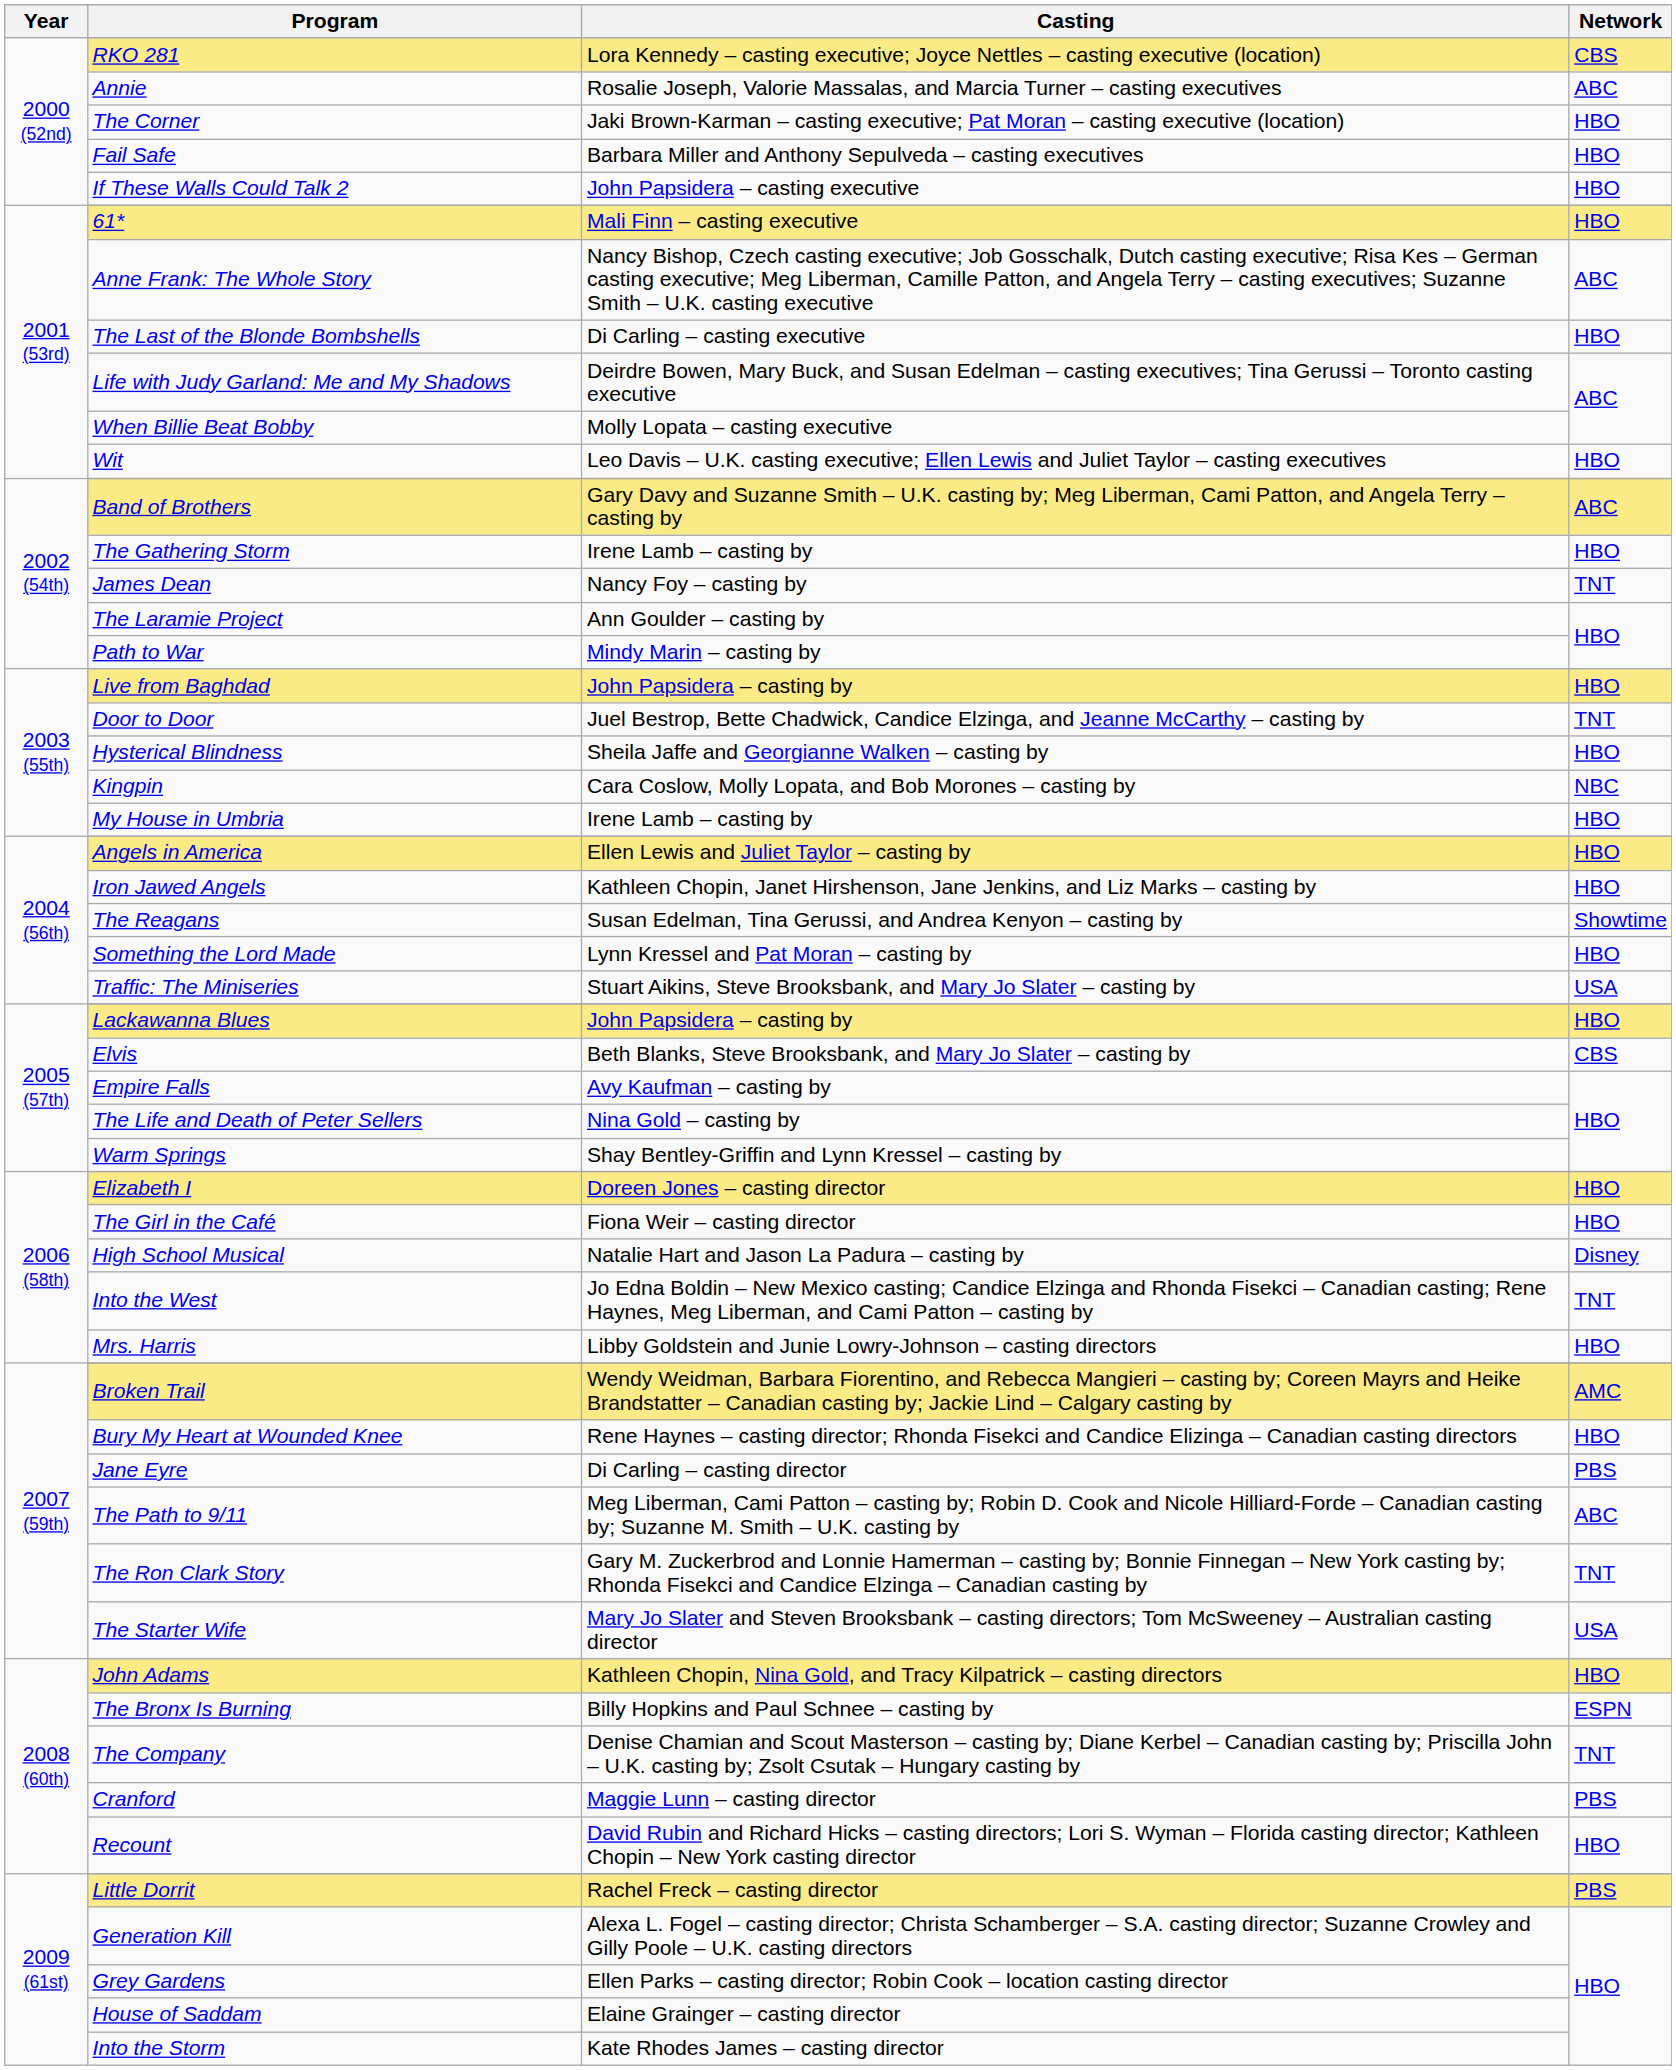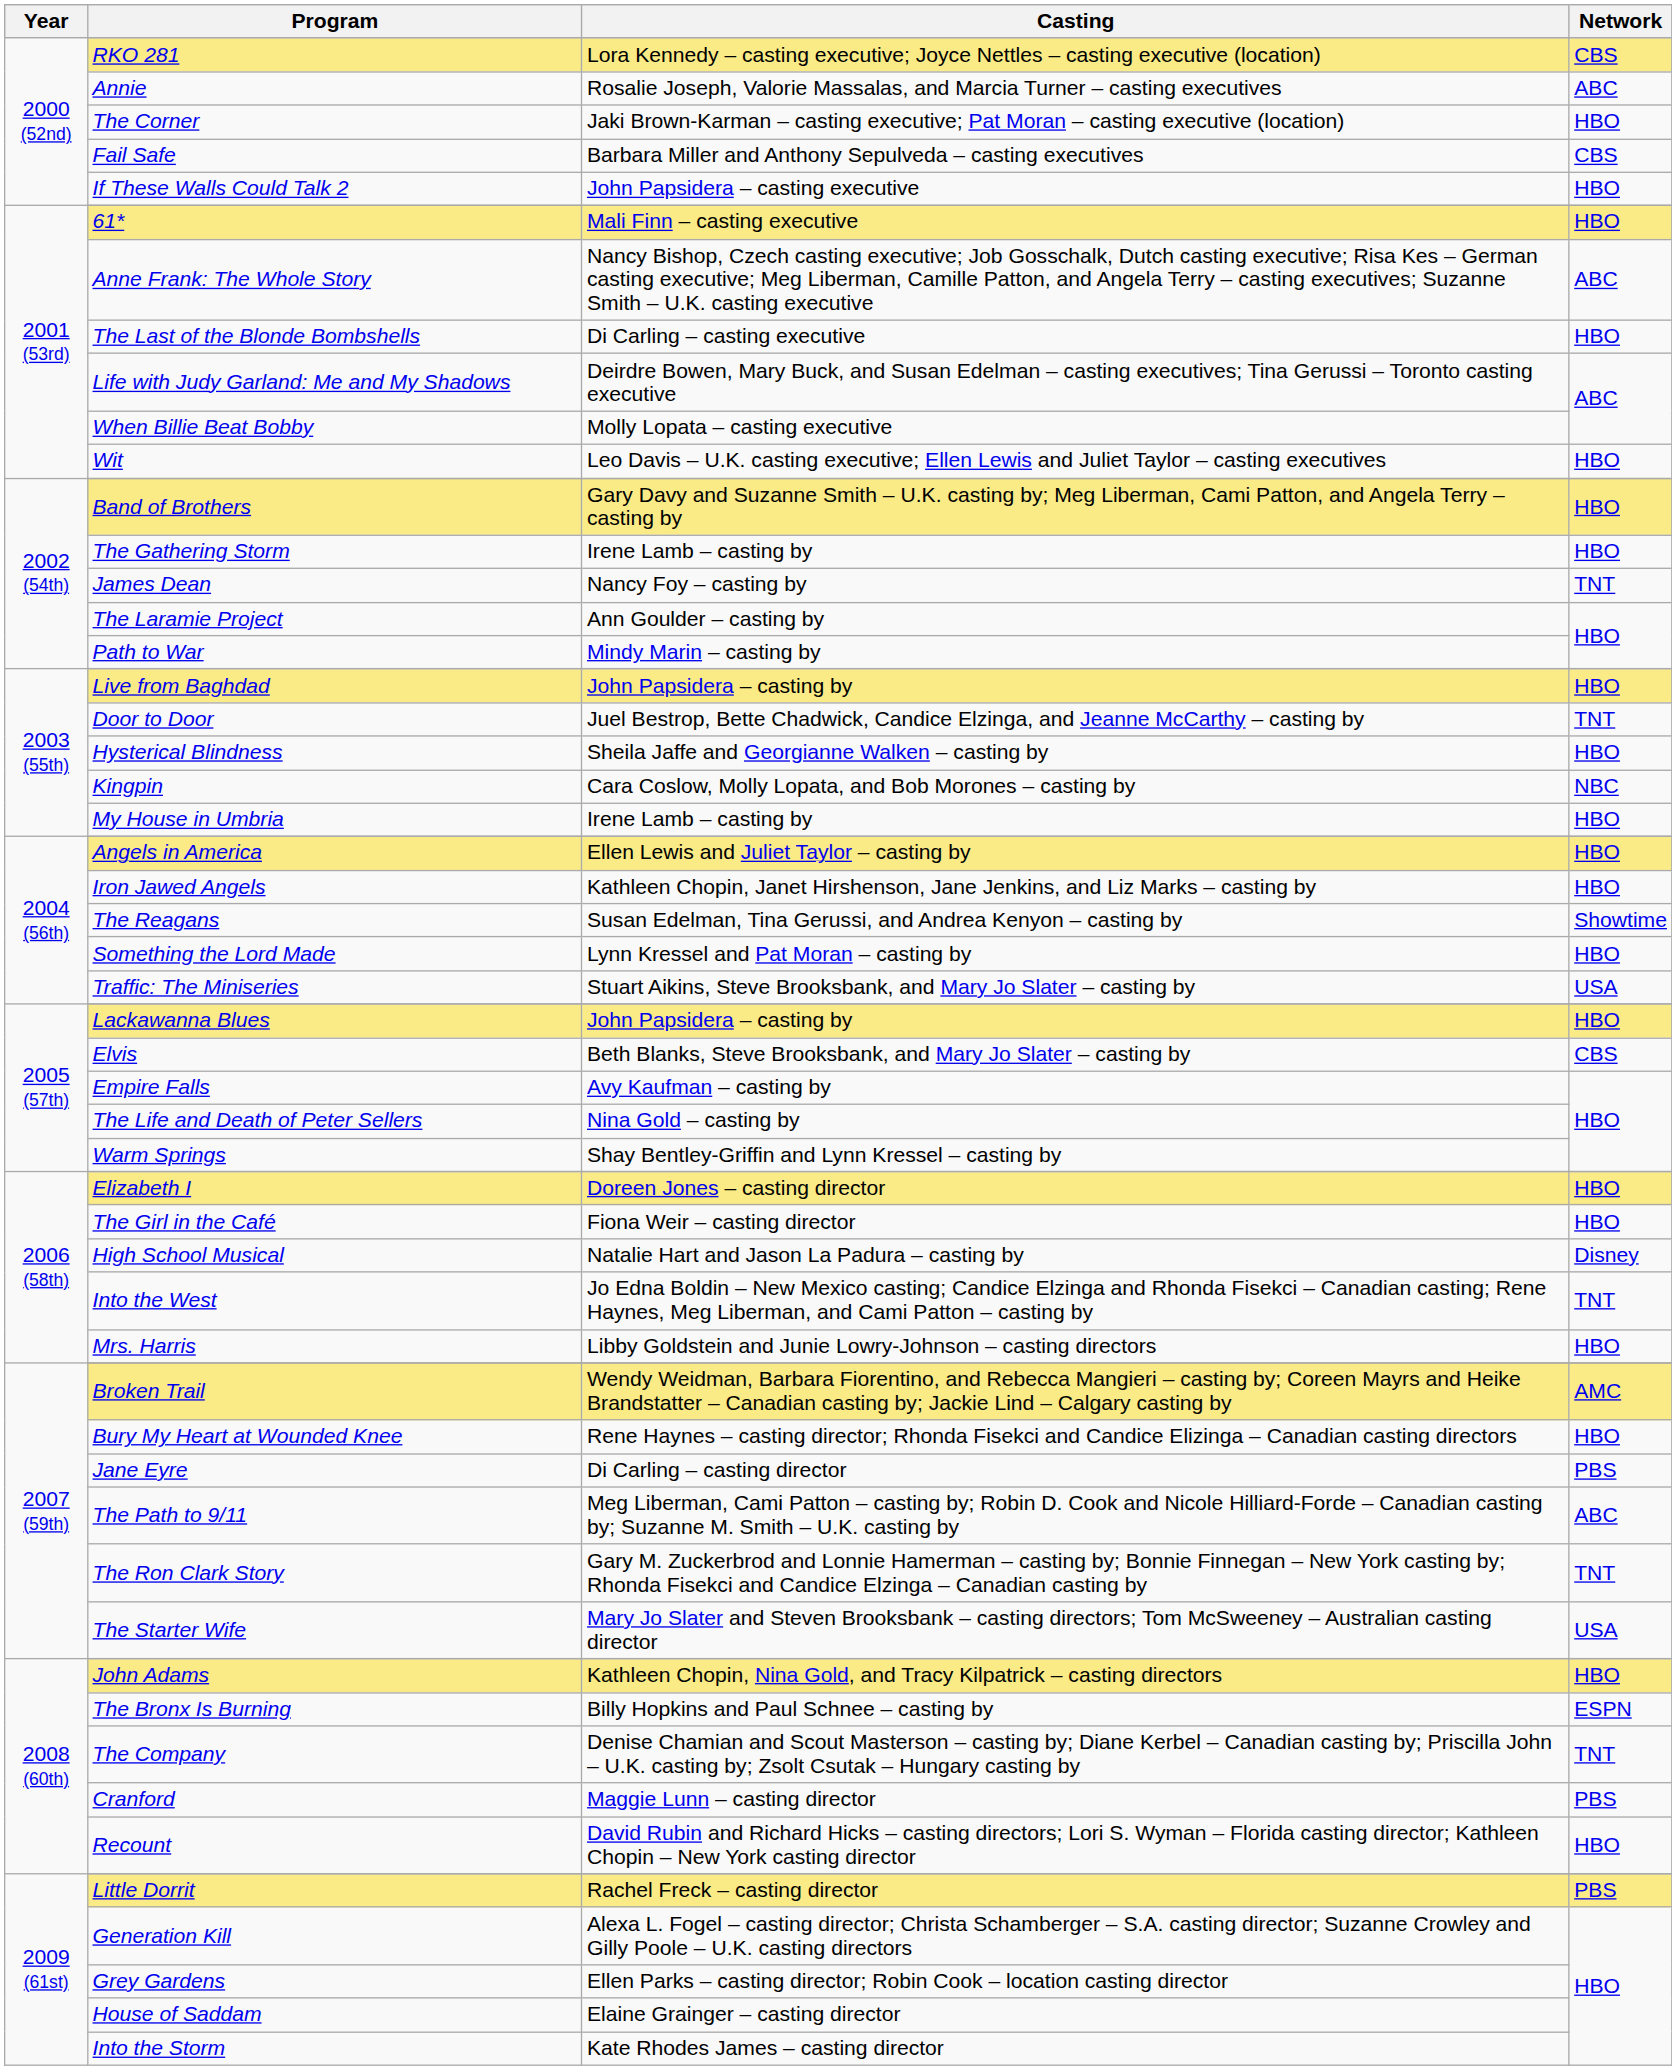(1597, 155) HBO -> (1596, 155) CBS
(1596, 506) ABC -> (1597, 506) HBO
